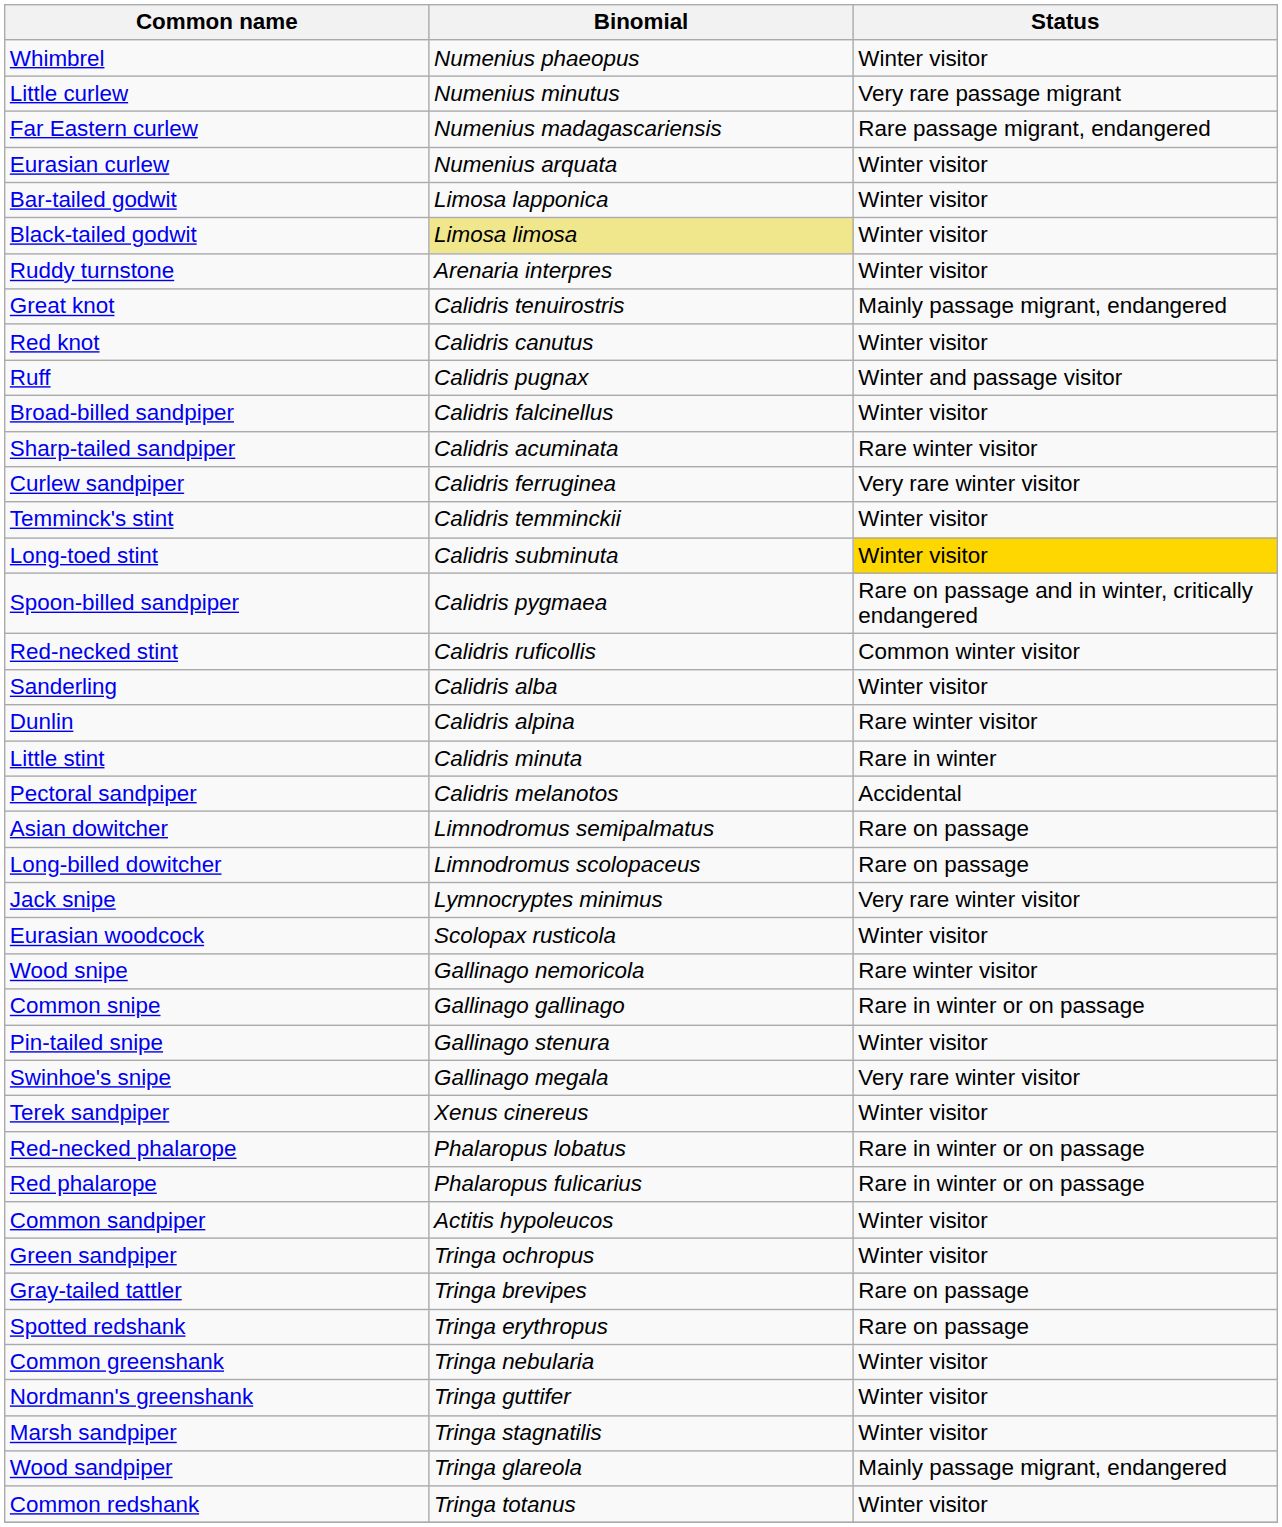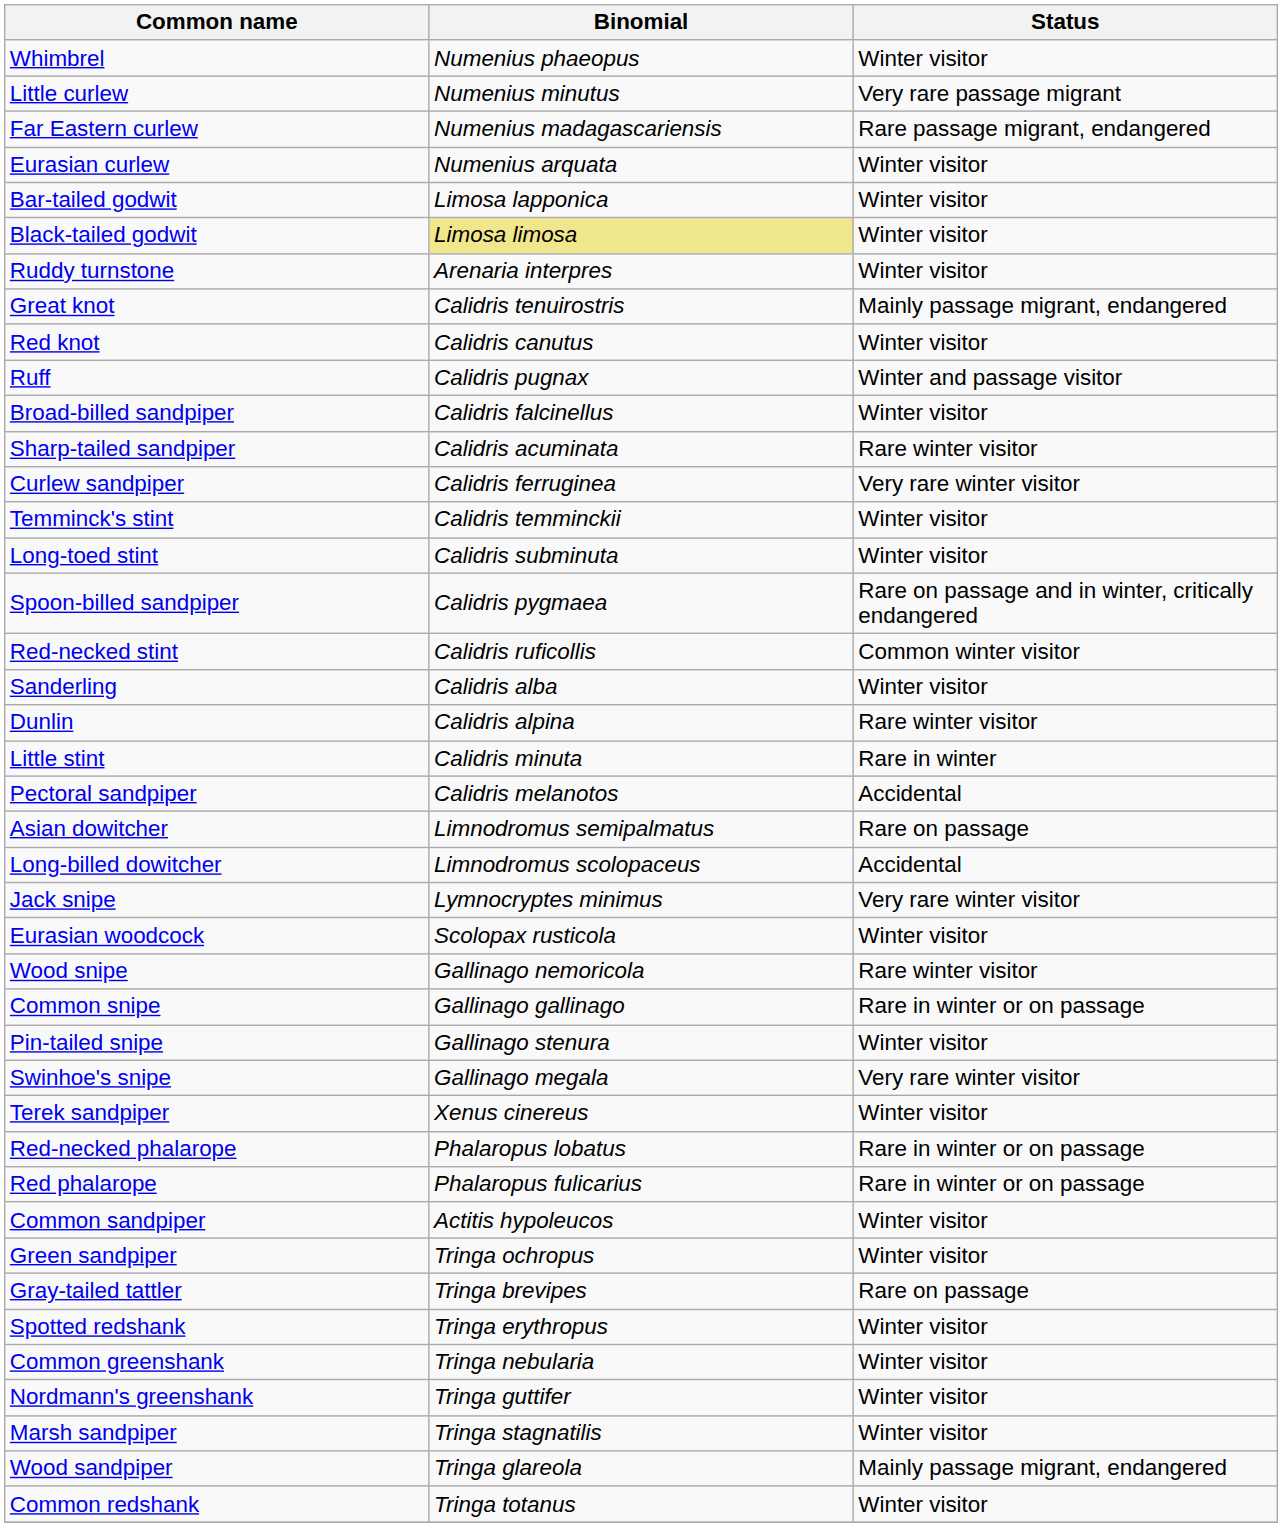(923, 555) gold background -> (923, 555) no background
(944, 864) Rare on passage -> (910, 864) Accidental
(944, 1326) Rare on passage -> (923, 1326) Winter visitor
